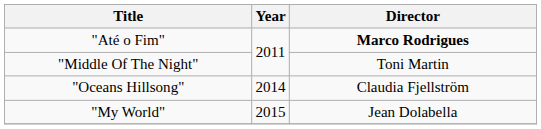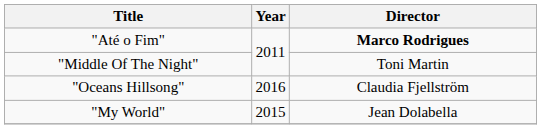(271, 87) 2014 -> (271, 87) 2016
